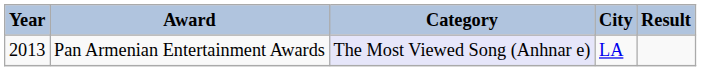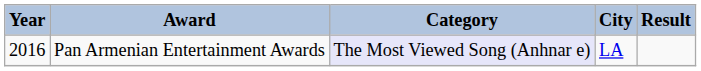(27, 50) 2013 -> (27, 50) 2016
